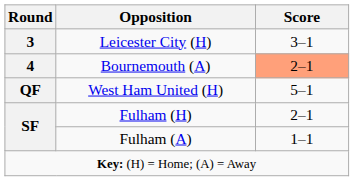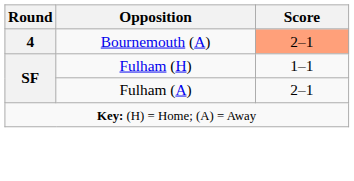- row: (156, 41)
- row: (156, 90)
(302, 114) 2–1 -> (302, 65) 1–1
(302, 138) 1–1 -> (302, 90) 2–1
